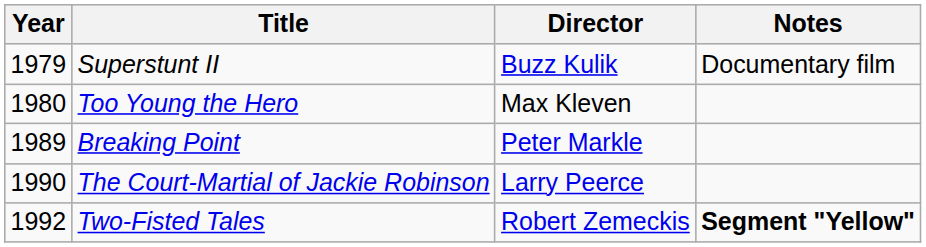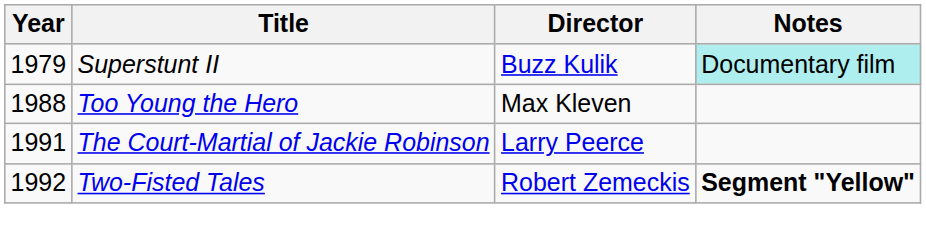(798, 63) no background -> (798, 63) paleturquoise background
(38, 103) 1980 -> (38, 103) 1988
- row: (159, 143)
(38, 182) 1990 -> (38, 143) 1991
